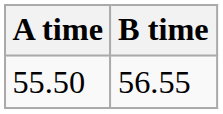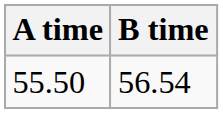(154, 81) 56.55 -> (154, 81) 56.54
